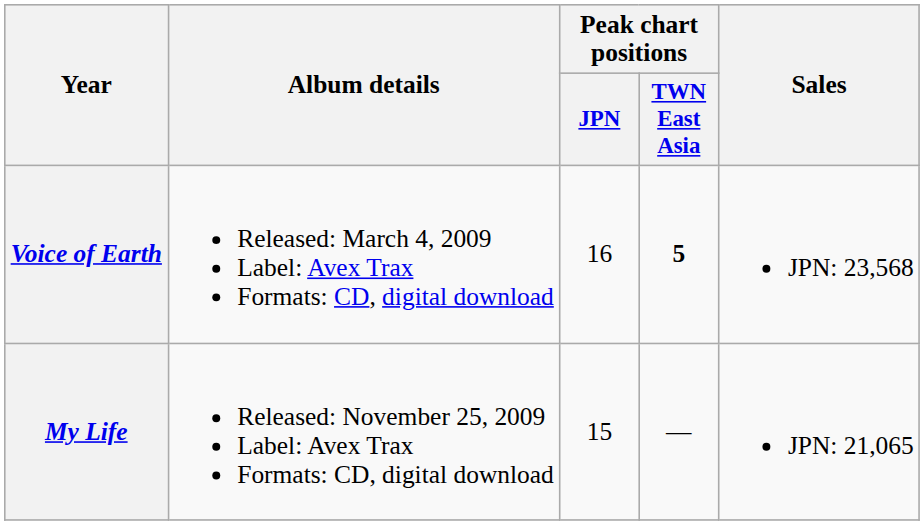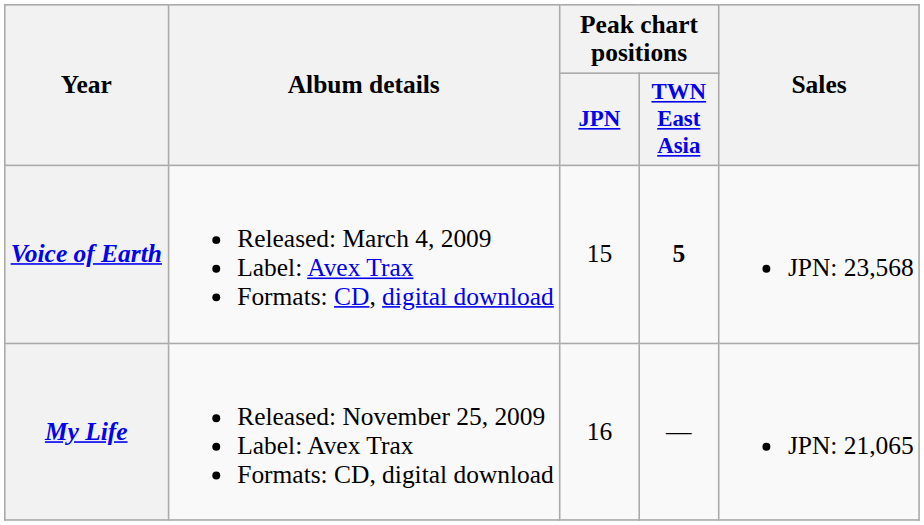(599, 253) 16 -> (599, 253) 15
(599, 430) 15 -> (599, 430) 16
